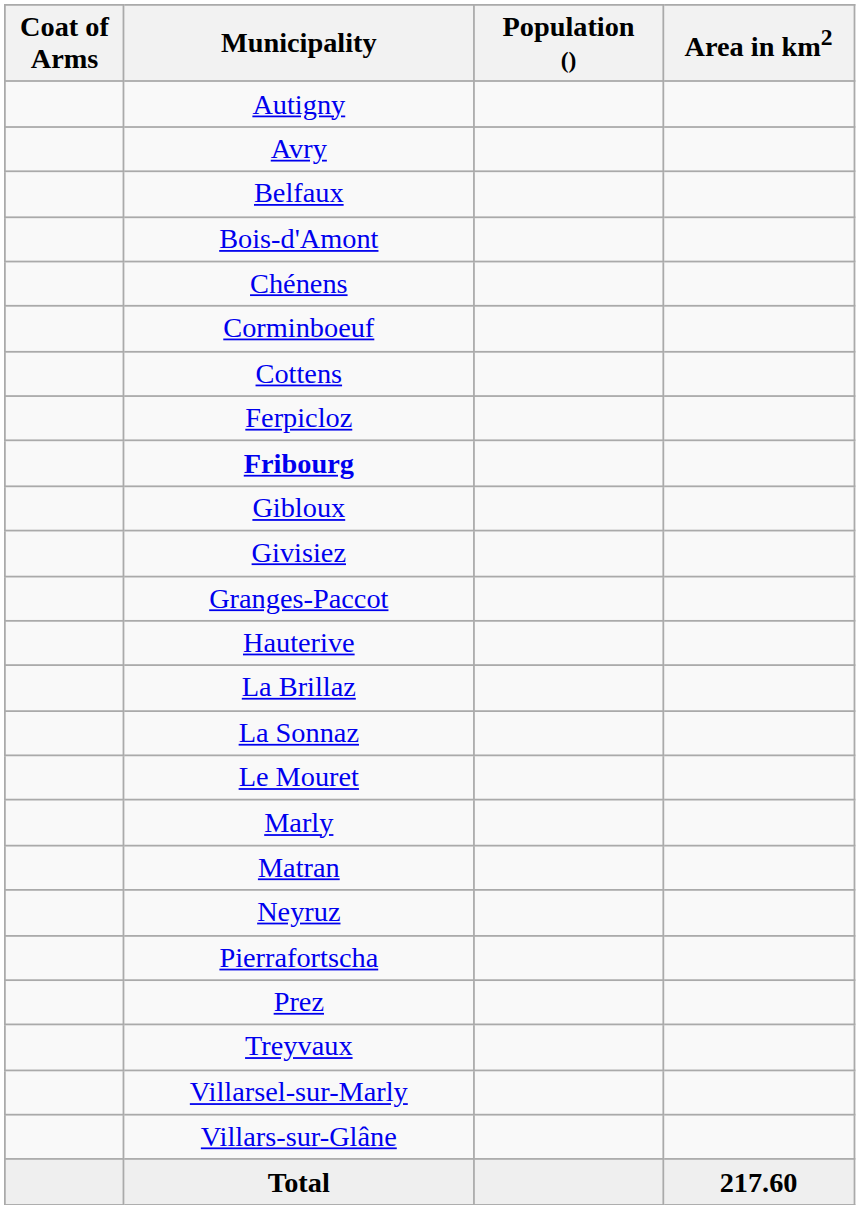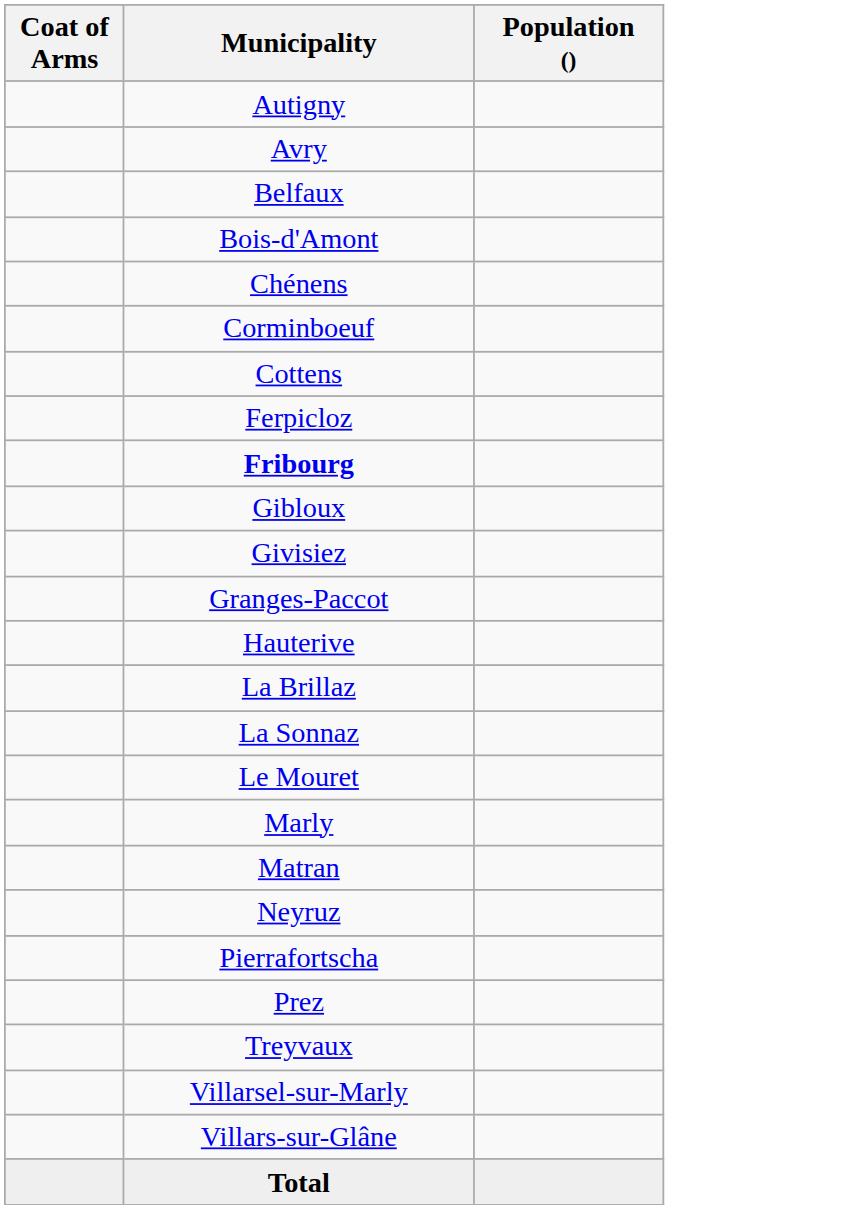- column: (759, 42)
